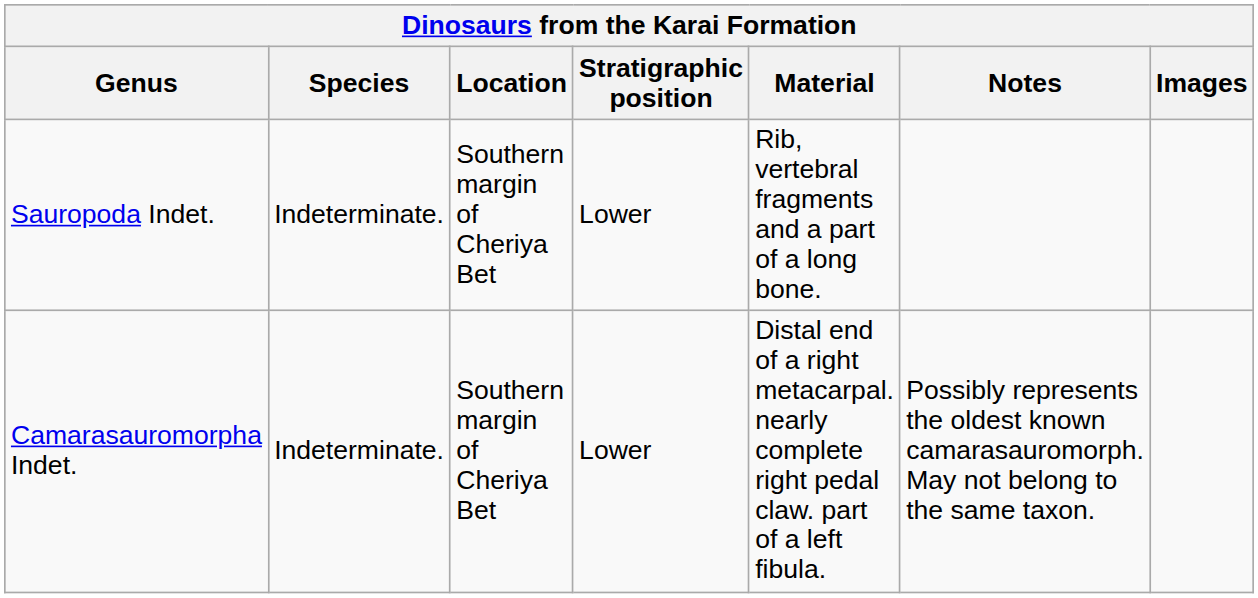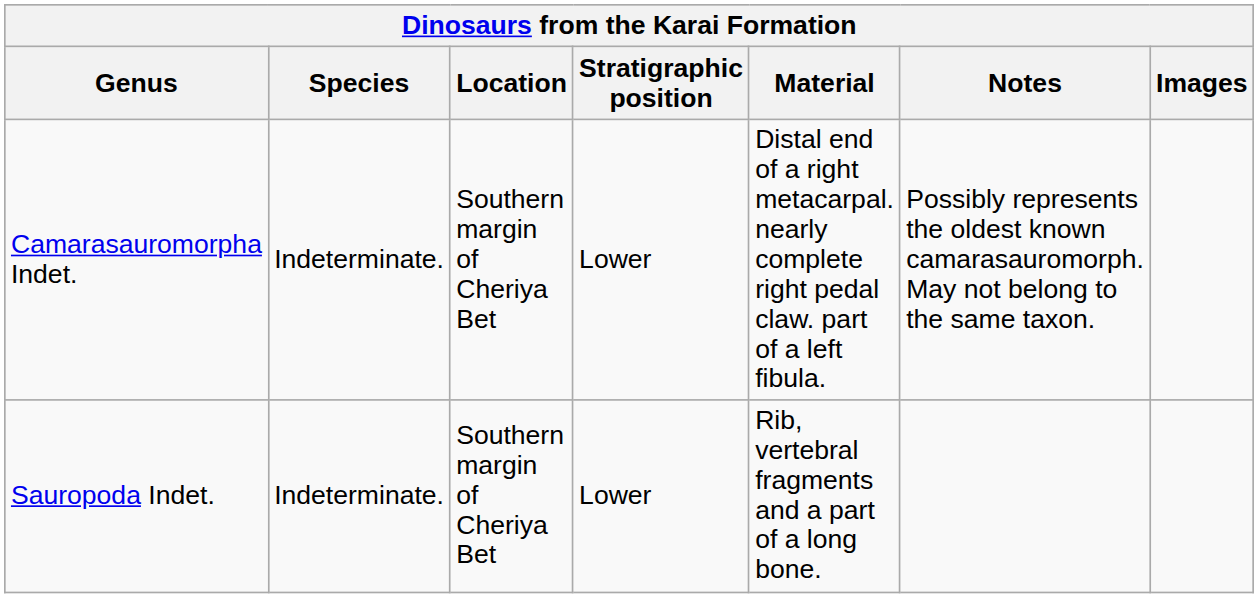rows swapped: (113, 214) <-> (136, 450)
